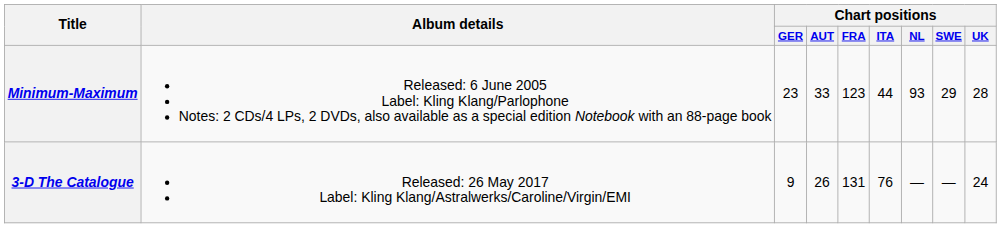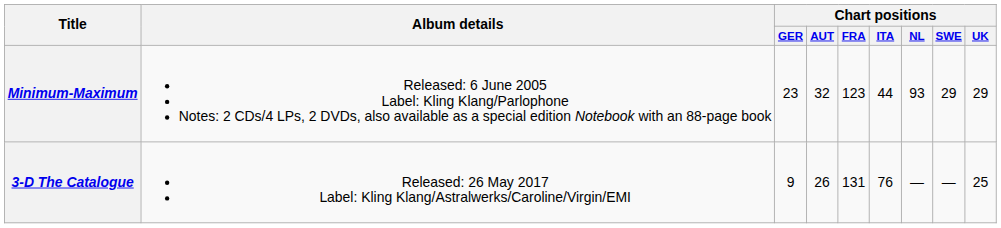(822, 93) 33 -> (822, 93) 32
(980, 93) 28 -> (980, 93) 29
(980, 182) 24 -> (980, 182) 25
